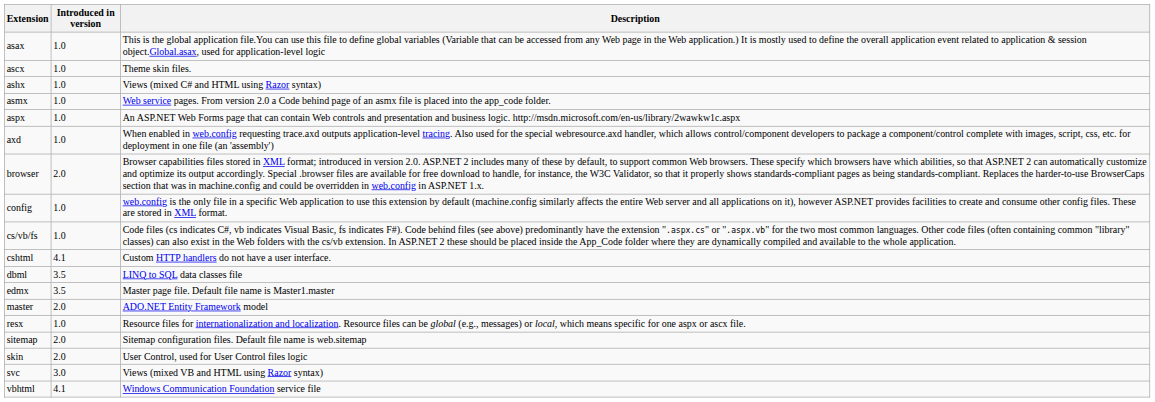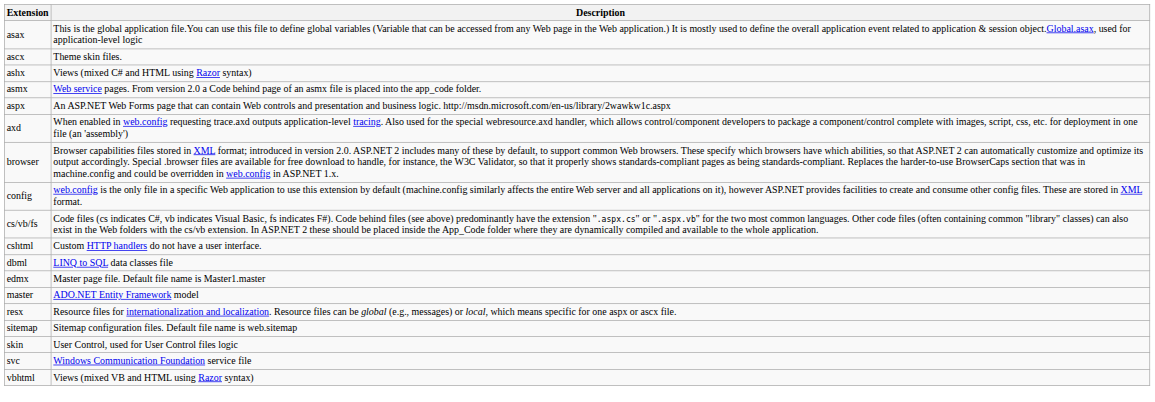- column: (86, 18)
(223, 372) Views (mixed VB and HTML using Razor syntax) -> (152, 360) Windows Communication Foundation service file
(222, 388) Windows Communication Foundation service file -> (154, 377) Views (mixed VB and HTML using Razor syntax)
